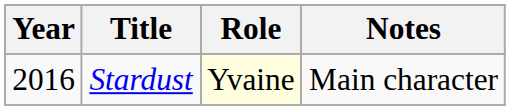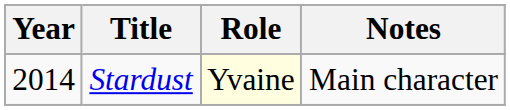(44, 79) 2016 -> (44, 79) 2014
